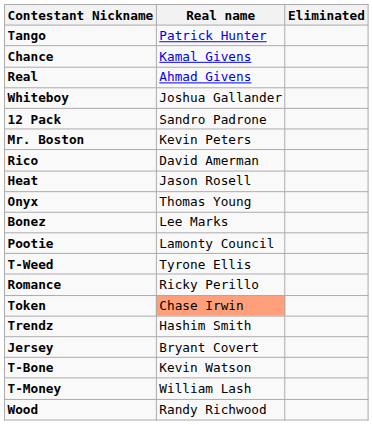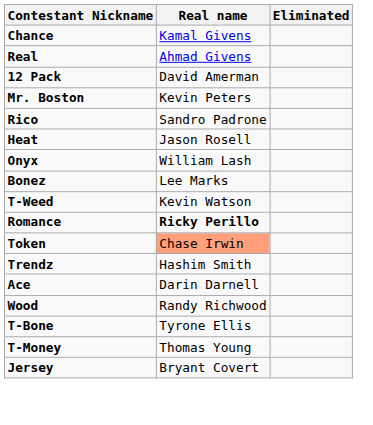- row: (27, 36)
- row: (38, 98)
(213, 119) Sandro Padrone -> (209, 77) David Amerman
(209, 160) David Amerman -> (213, 119) Sandro Padrone
(205, 202) Thomas Young -> (205, 160) William Lash
- row: (31, 243)
(205, 264) Tyrone Ellis -> (205, 202) Kevin Watson
(209, 285) normal -> (209, 223) bold
+ row: (19, 285)
rows swapped: (31, 347) <-> (23, 409)
(205, 368) Kevin Watson -> (205, 326) Tyrone Ellis
(205, 389) William Lash -> (205, 347) Thomas Young
